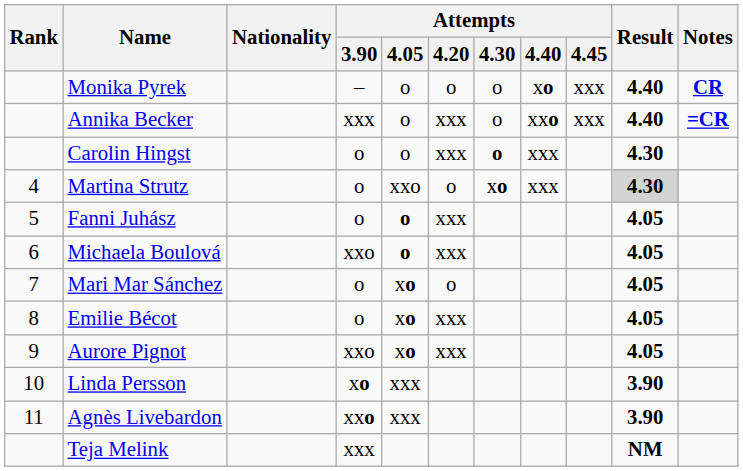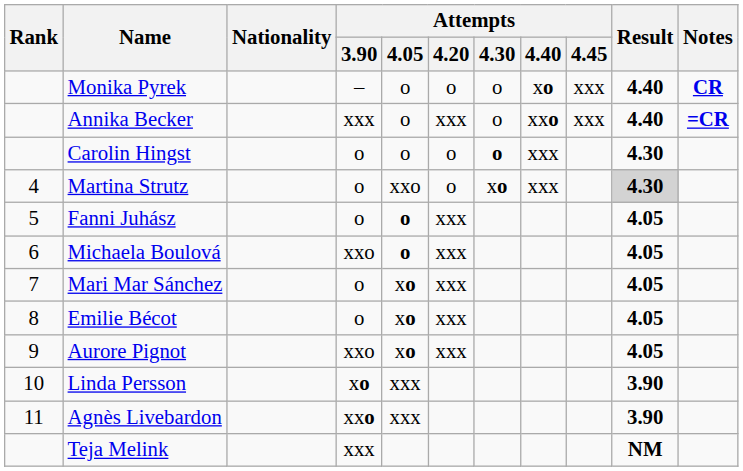(451, 152) xxx -> (451, 152) o
(451, 284) o -> (451, 284) xxx
